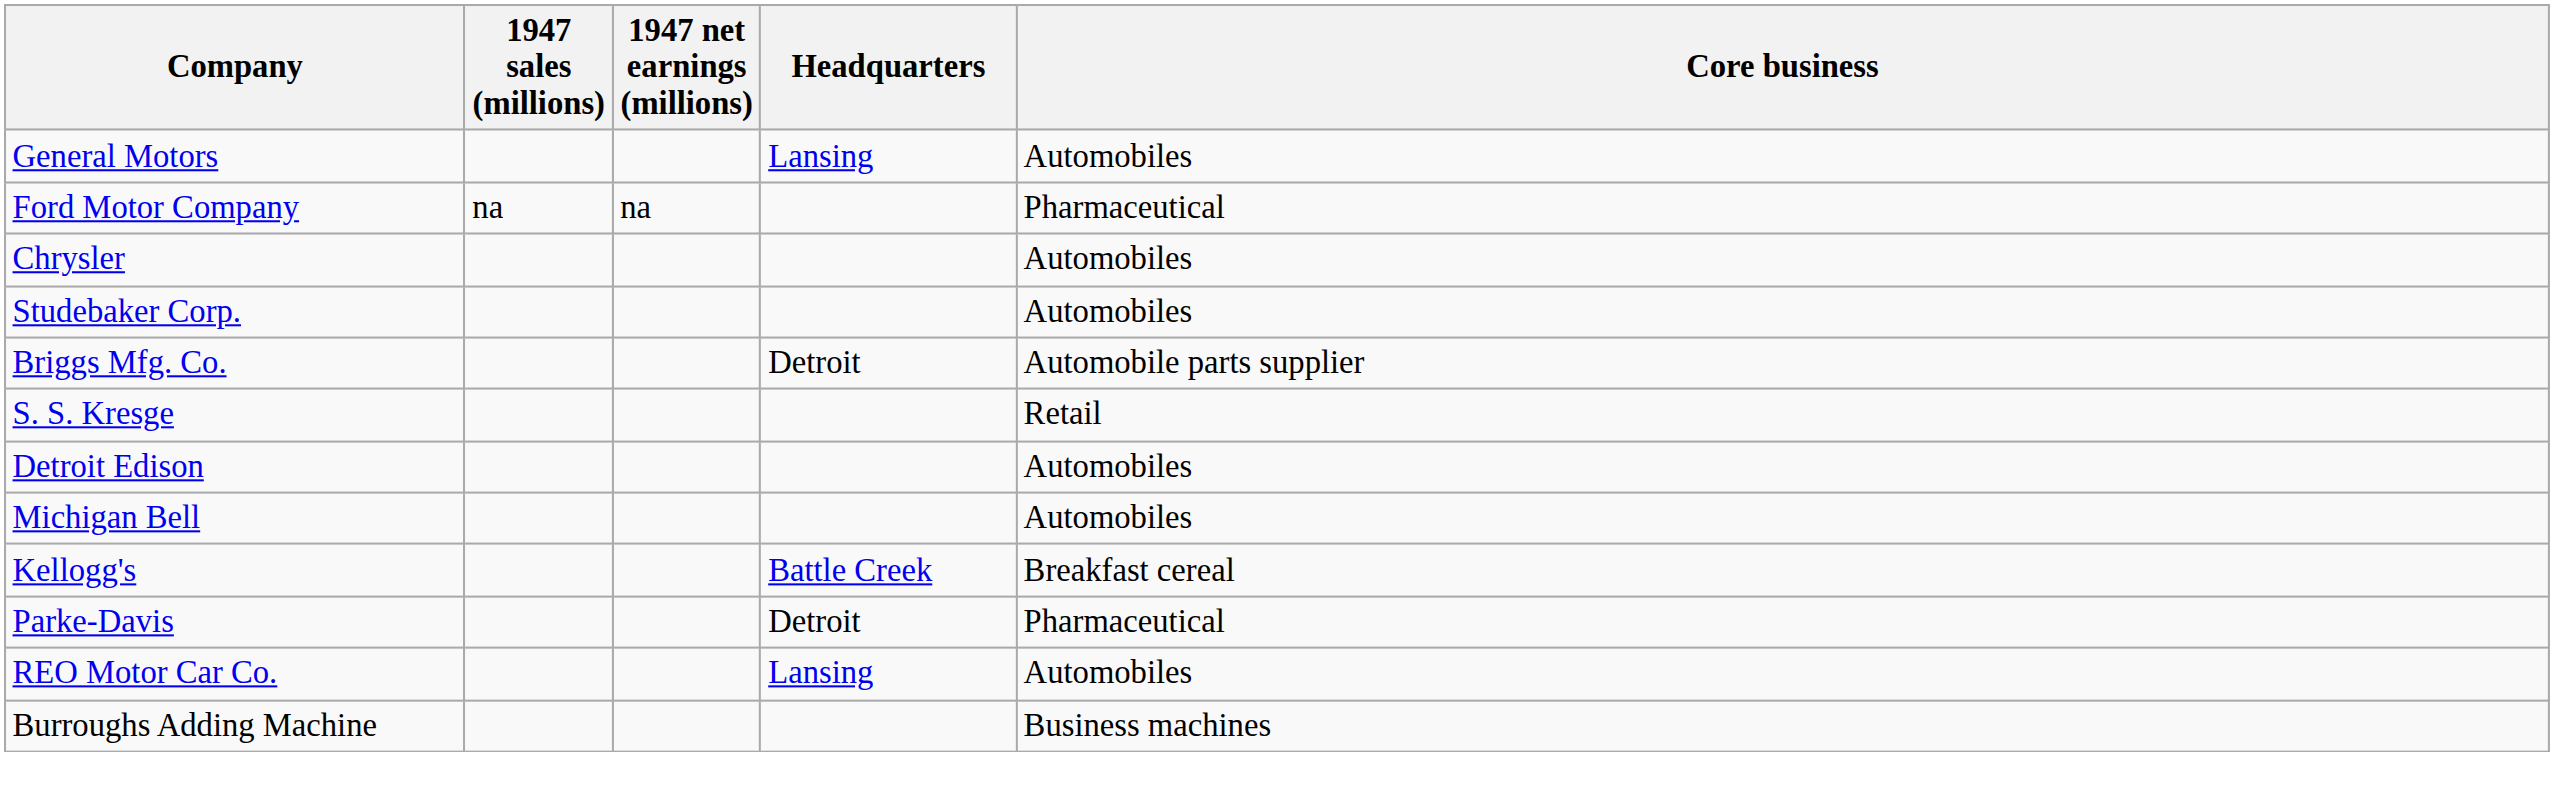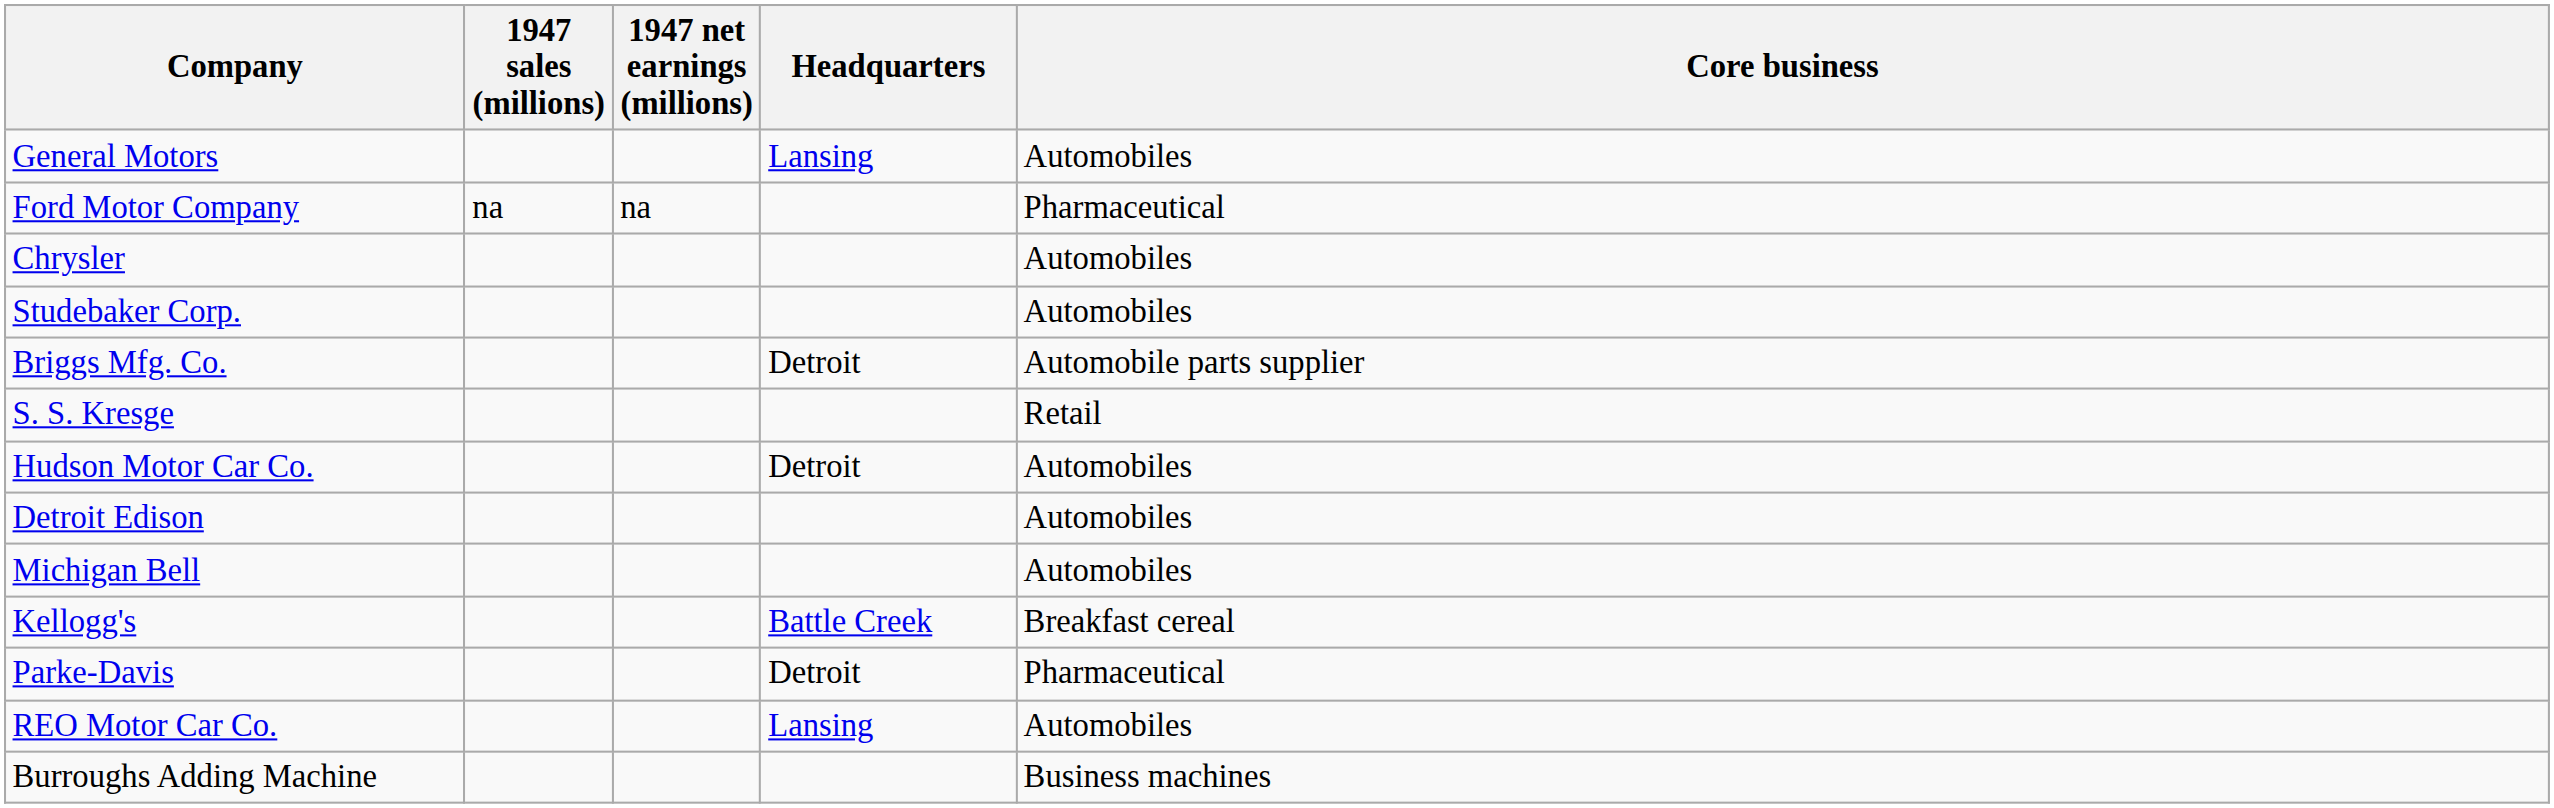+ row: (163, 466)
